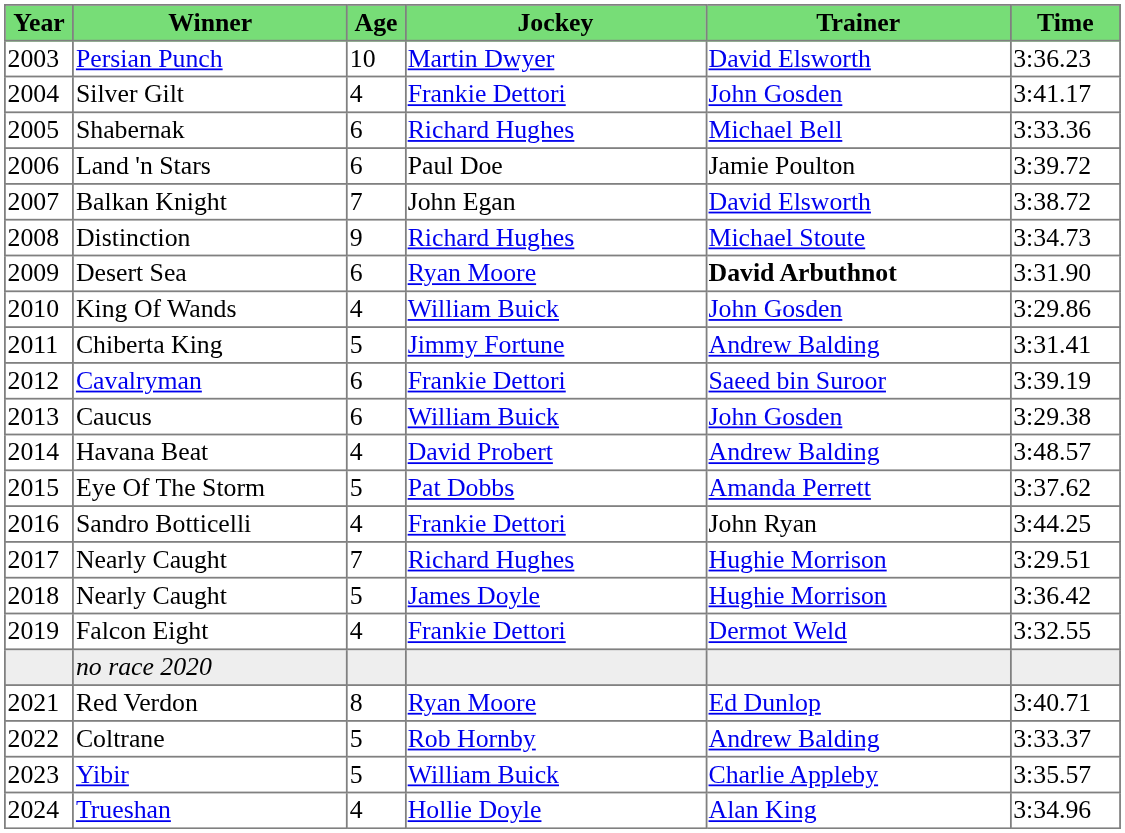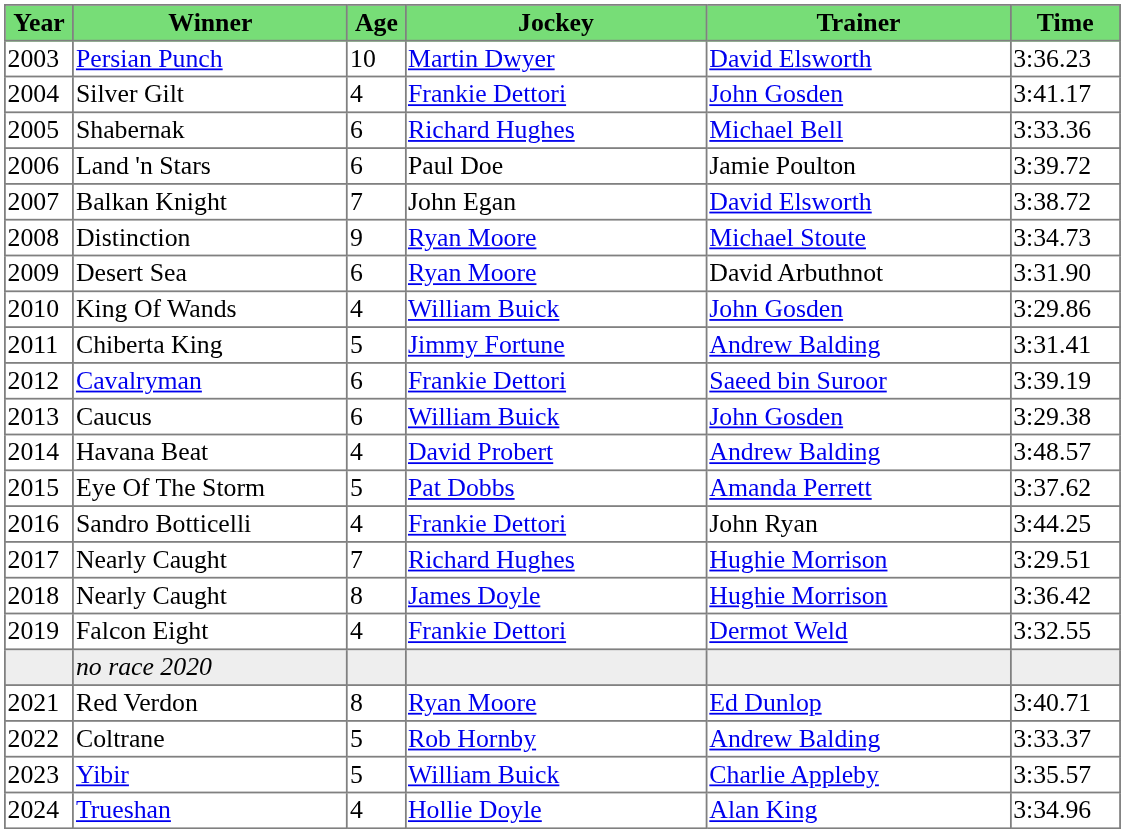(491, 237) Richard Hughes -> (472, 237) Ryan Moore
(803, 272) bold -> (796, 272) normal
(356, 595) 5 -> (357, 595) 8
